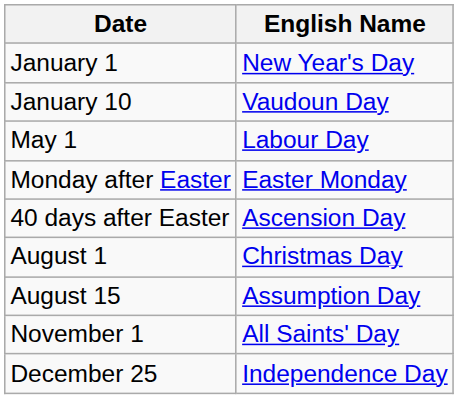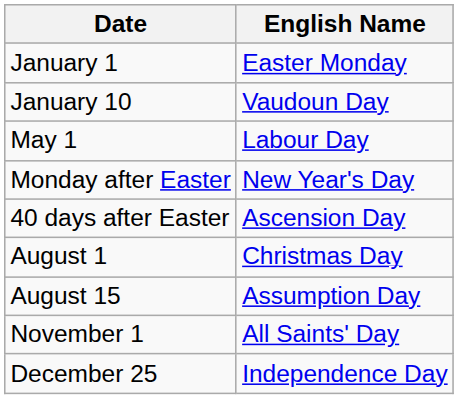(328, 62) New Year's Day -> (324, 62) Easter Monday
(324, 179) Easter Monday -> (328, 179) New Year's Day
